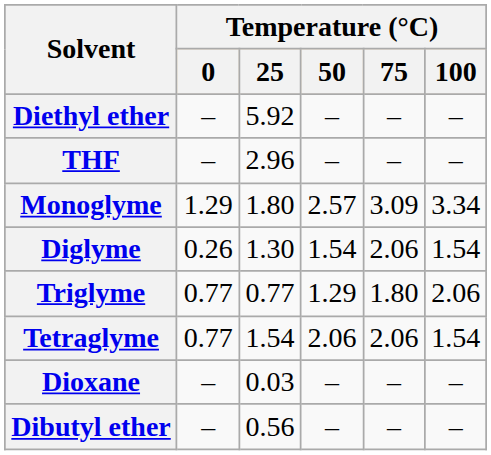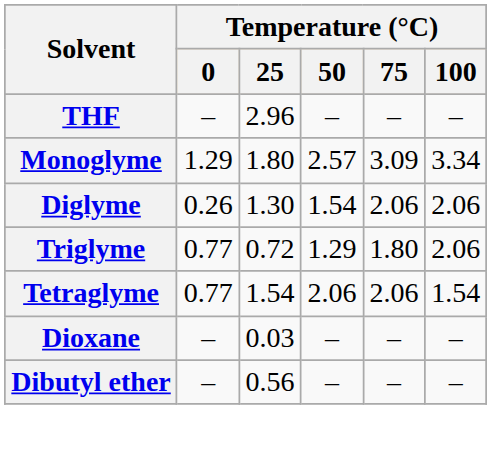- row: (91, 115)
(456, 248) 1.54 -> (456, 204) 2.06
(270, 293) 0.77 -> (270, 248) 0.72
